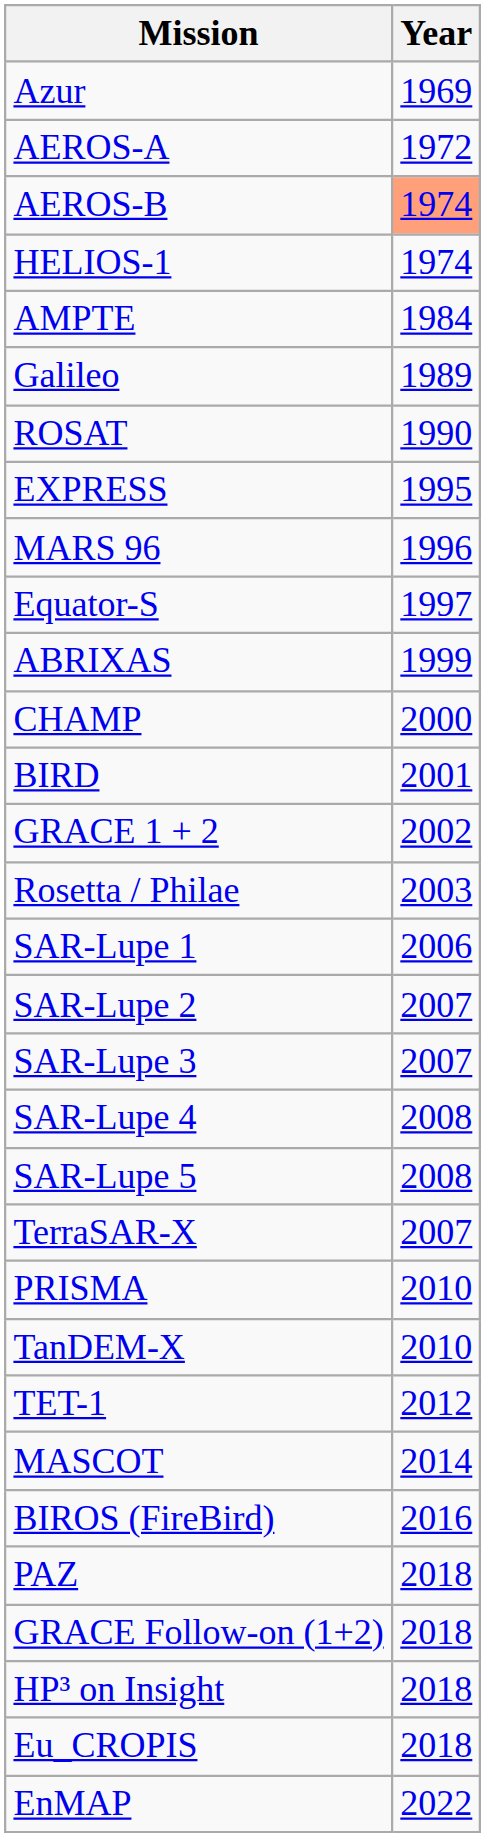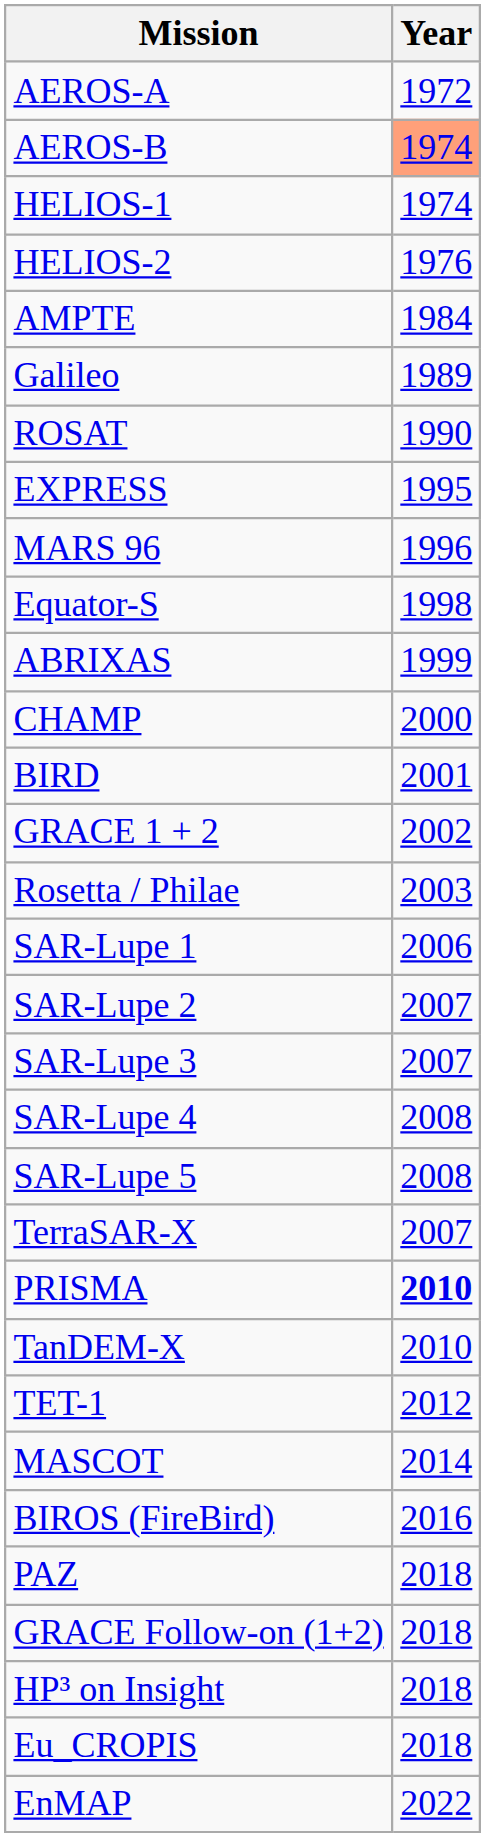- row: (49, 90)
+ row: (92, 261)
(436, 603) 1997 -> (436, 603) 1998
(436, 1289) normal -> (436, 1289) bold
